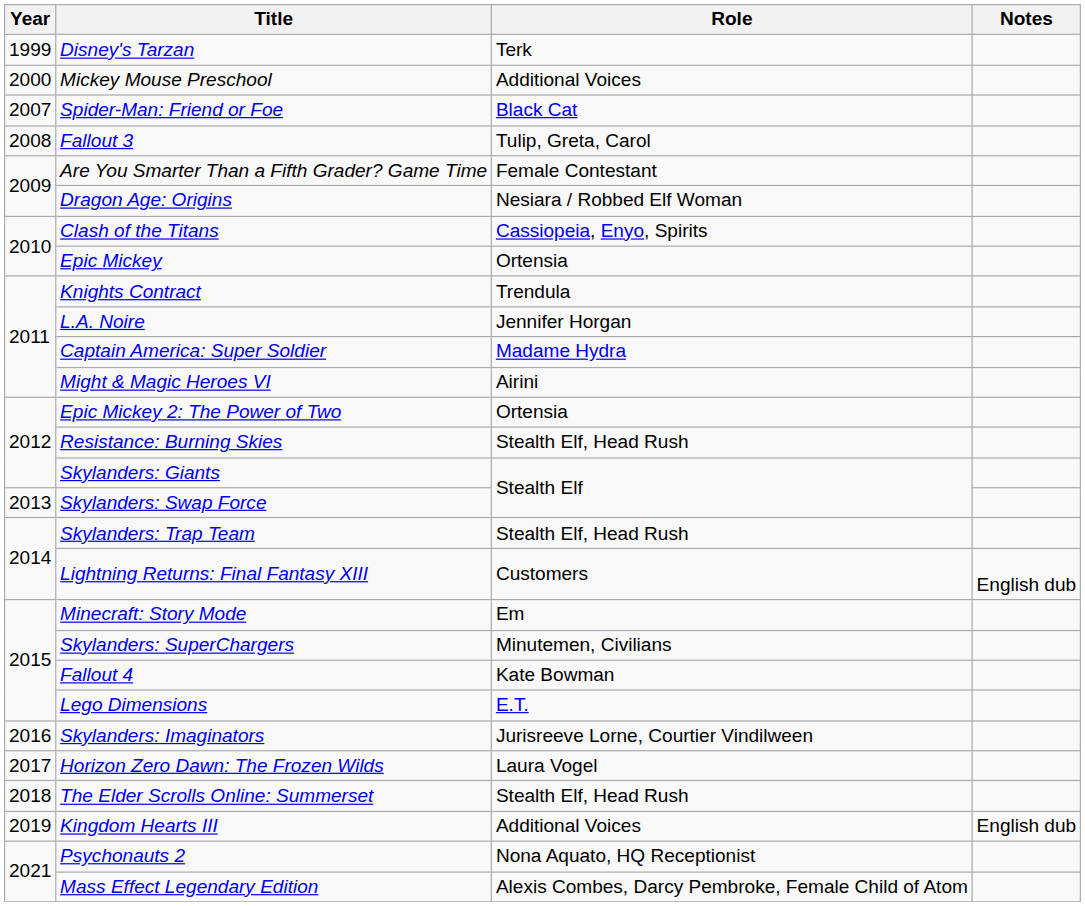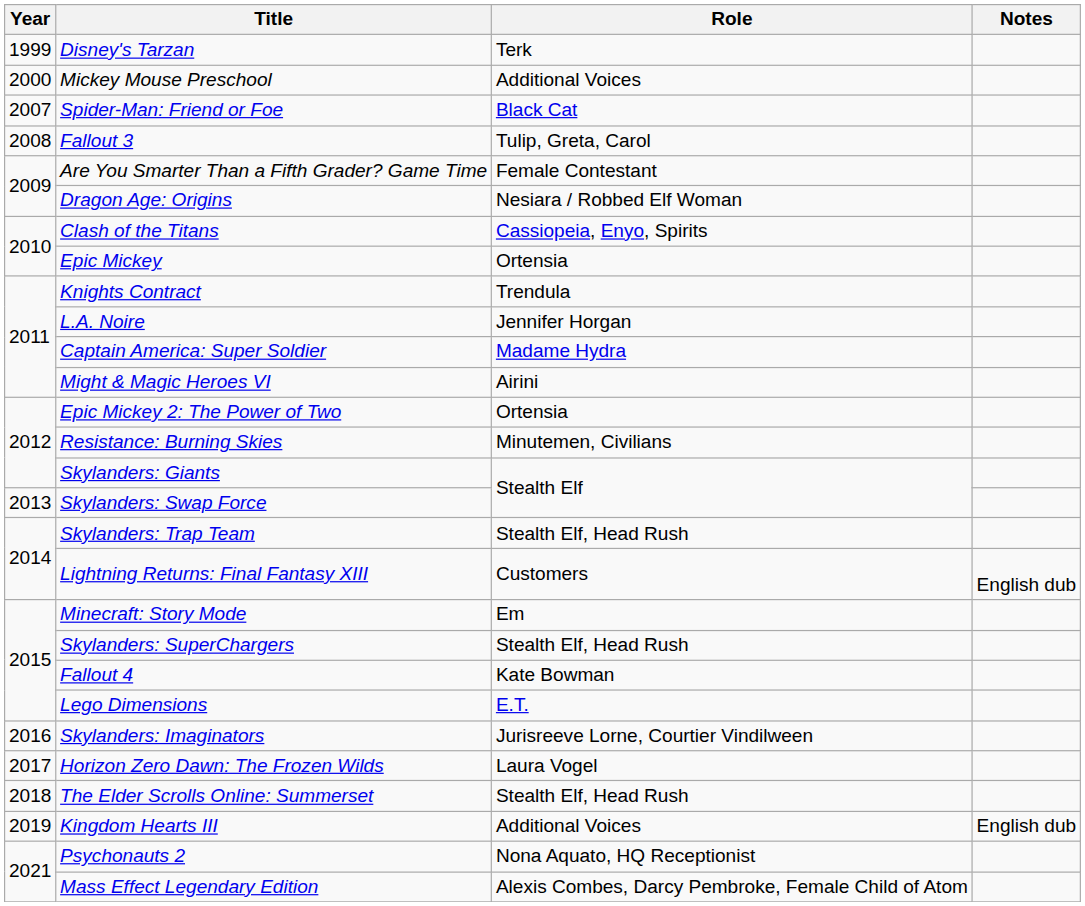(592, 442) Stealth Elf, Head Rush -> (584, 442) Minutemen, Civilians
(584, 644) Minutemen, Civilians -> (592, 644) Stealth Elf, Head Rush
